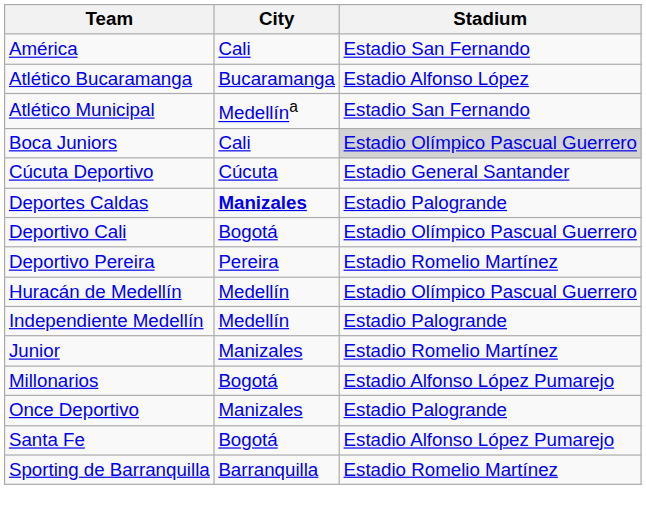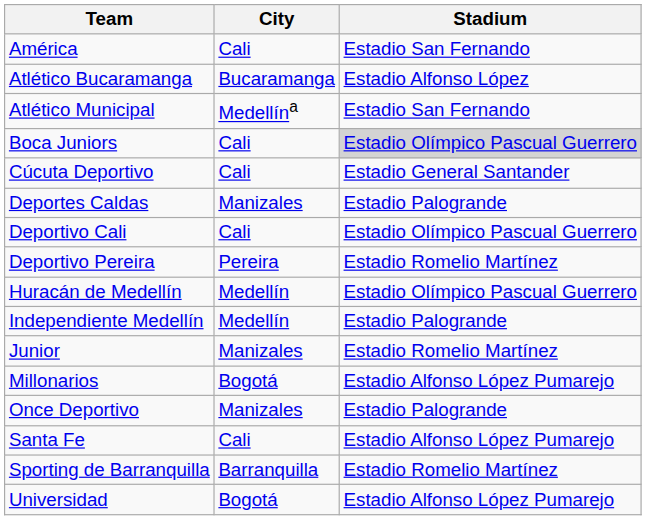(248, 172) Cúcuta -> (235, 172) Cali
(263, 202) bold -> (261, 202) normal
(248, 232) Bogotá -> (235, 232) Cali
(248, 440) Bogotá -> (235, 440) Cali
+ row: (58, 499)
